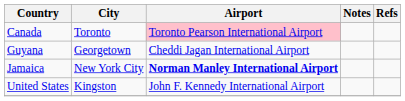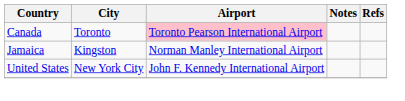- row: (25, 50)
(109, 68) New York City -> (95, 50) Kingston
(243, 68) bold -> (236, 50) normal
(95, 86) Kingston -> (109, 68) New York City
